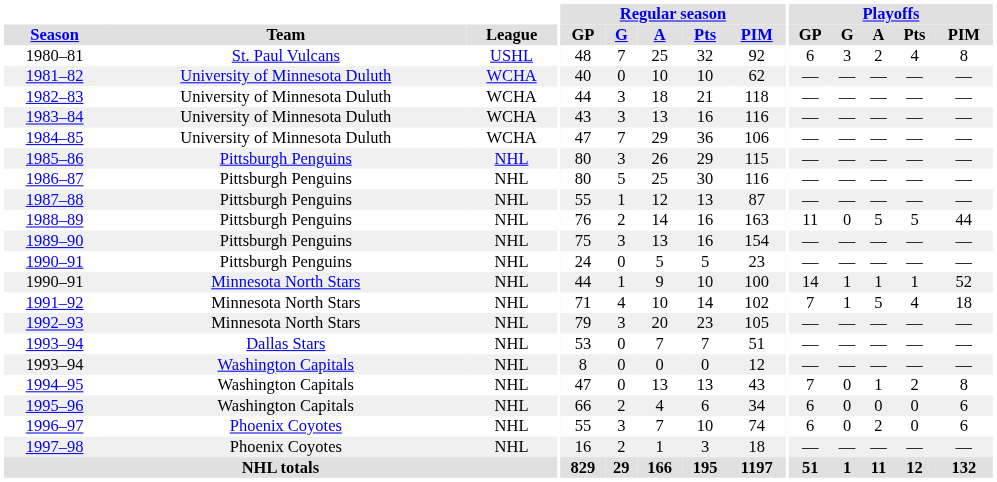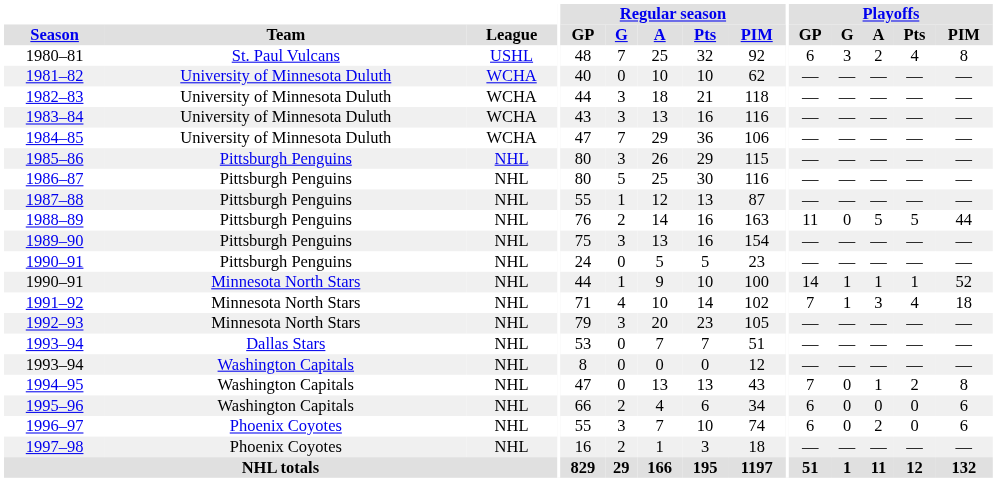(878, 302) 5 -> (878, 302) 3
